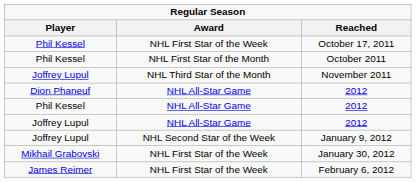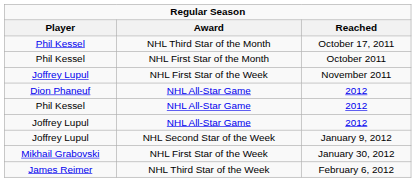(209, 43) NHL First Star of the Week -> (209, 43) NHL Third Star of the Month
(209, 75) NHL Third Star of the Month -> (209, 75) NHL First Star of the Week
(209, 169) NHL First Star of the Week -> (209, 169) NHL Third Star of the Week
